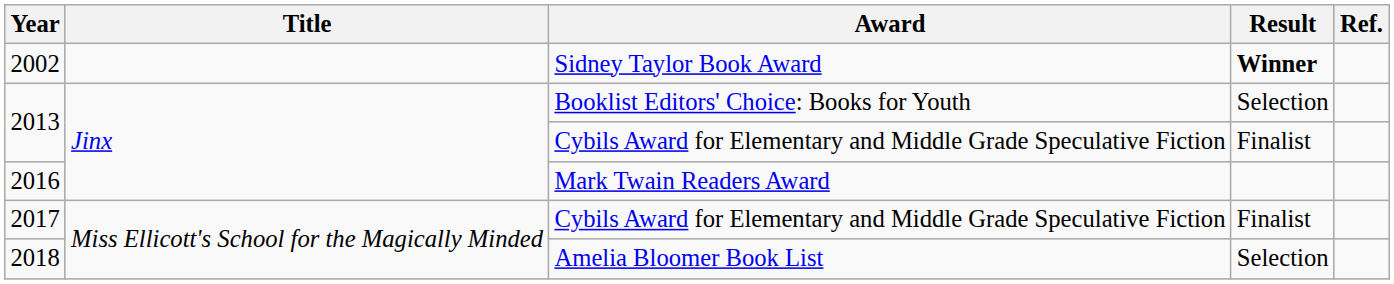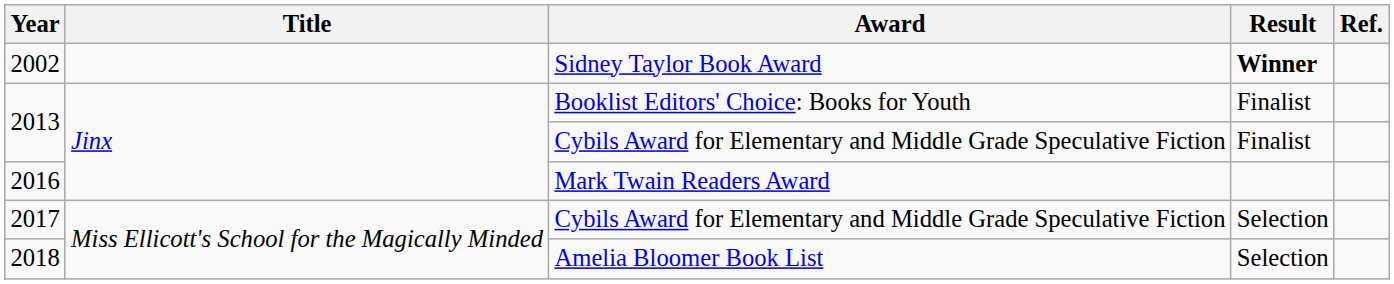(1283, 102) Selection -> (1274, 102) Finalist
(1274, 219) Finalist -> (1283, 219) Selection
